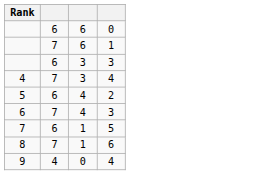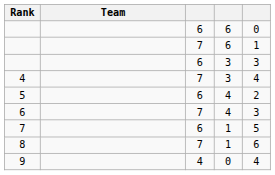+ column: (113, 13)
